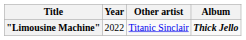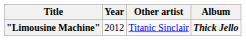(114, 27) 2022 -> (114, 27) 2012
